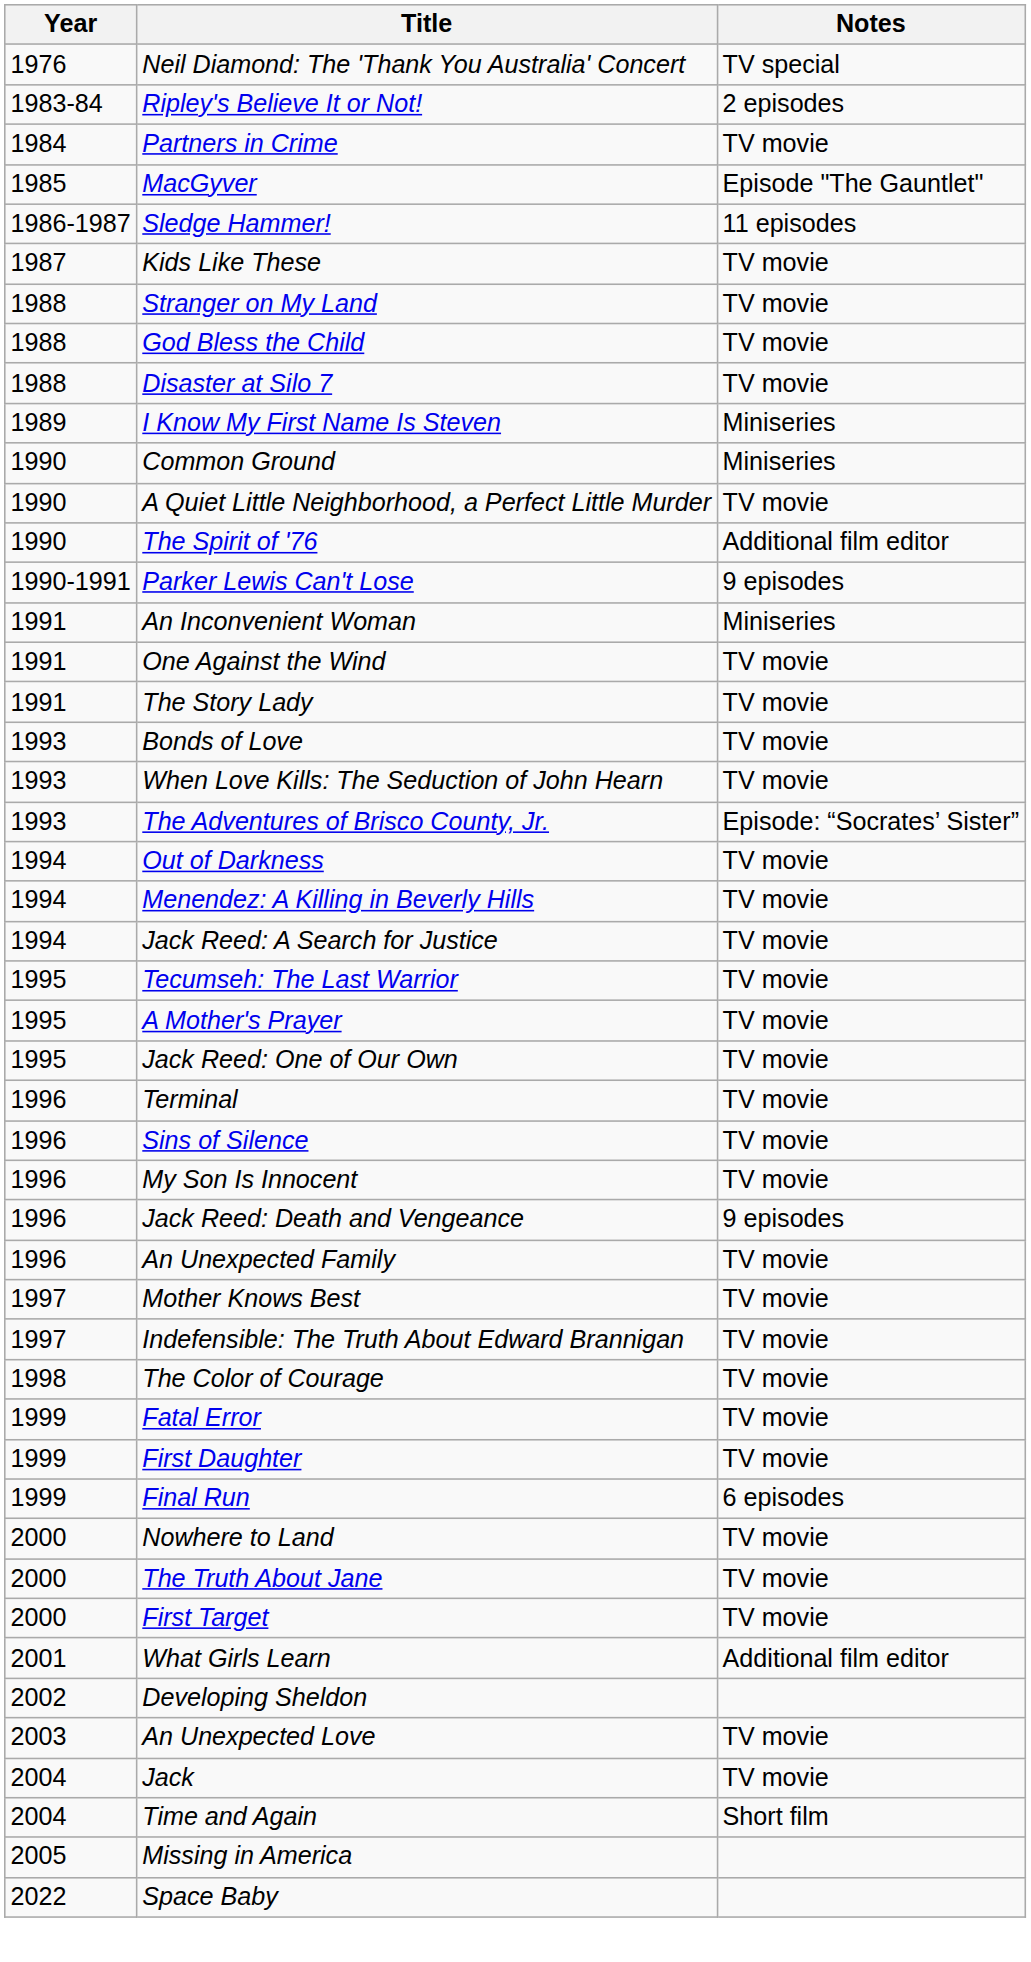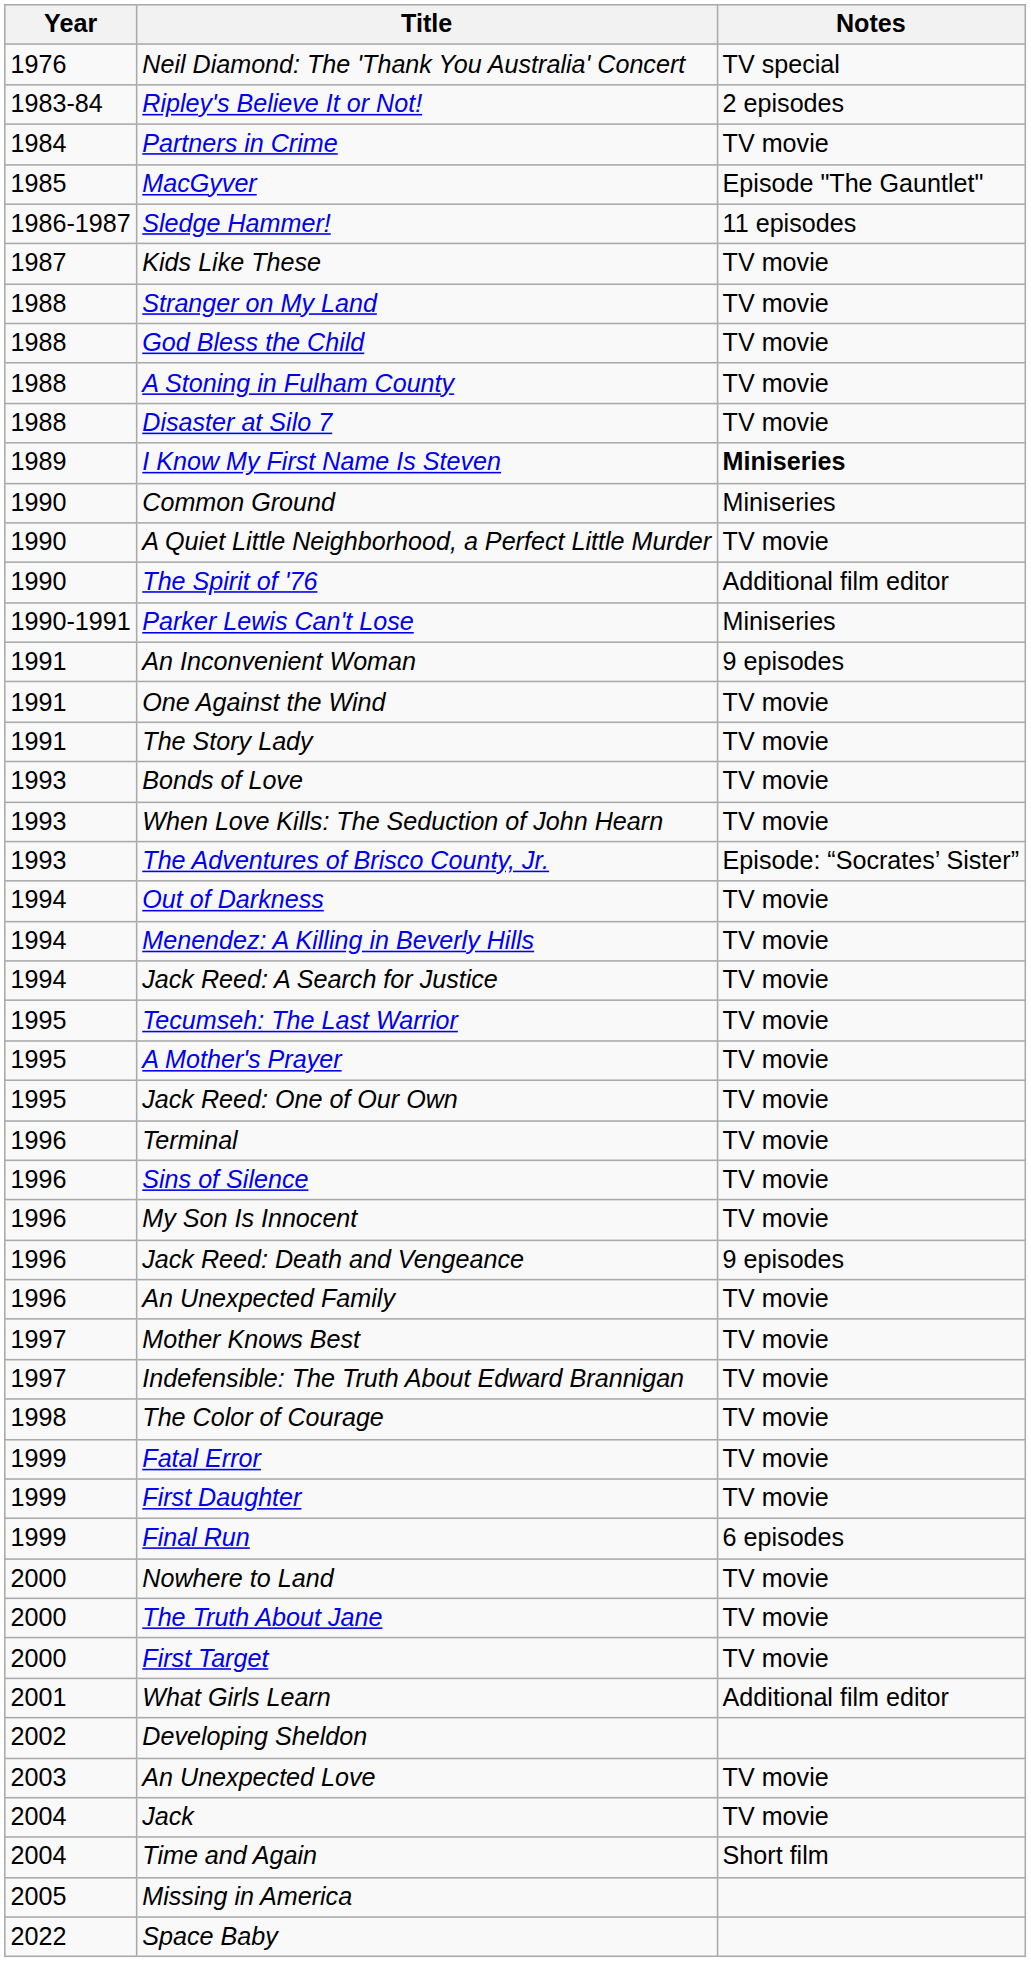+ row: (298, 382)
(779, 422) normal -> (784, 462) bold
(783, 582) 9 episodes -> (779, 622) Miniseries
(779, 622) Miniseries -> (783, 661) 9 episodes
